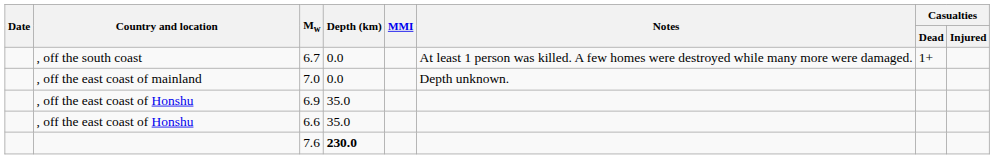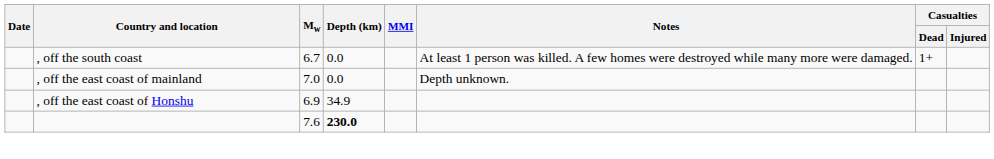(338, 100) 35.0 -> (338, 100) 34.9
- row: (312, 121)
